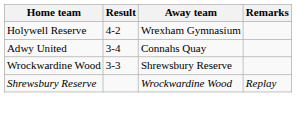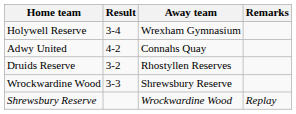(113, 30) 4-2 -> (113, 30) 3-4
(113, 48) 3-4 -> (113, 48) 4-2
+ row: (41, 65)
